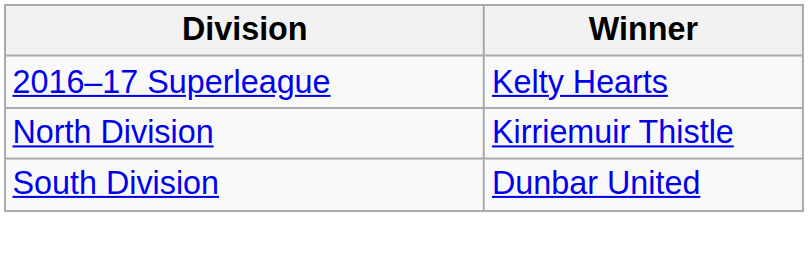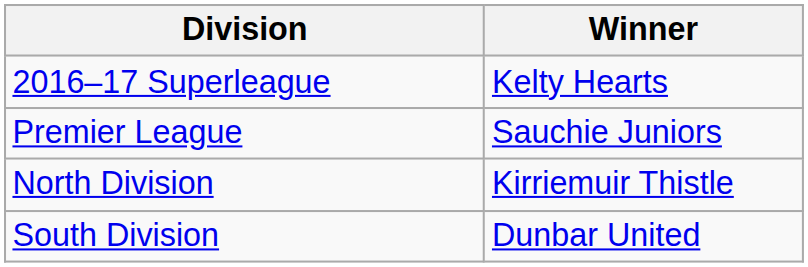+ row: (127, 132)
